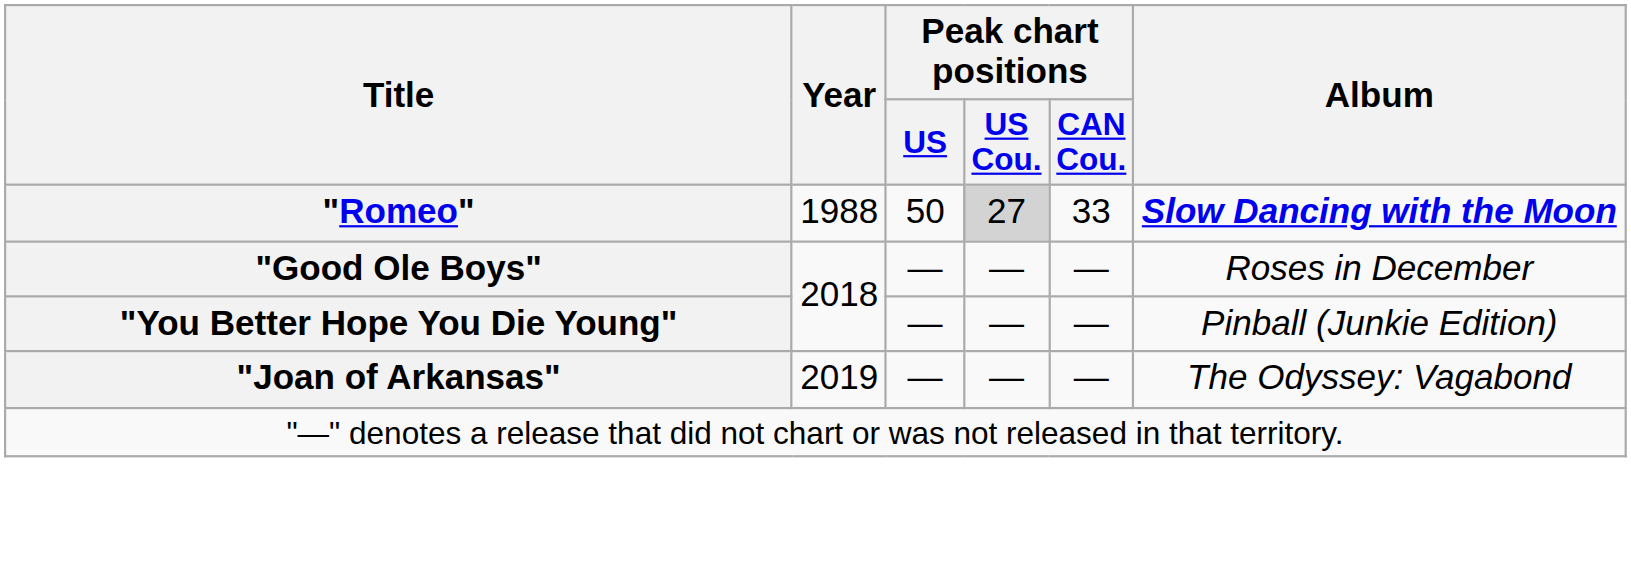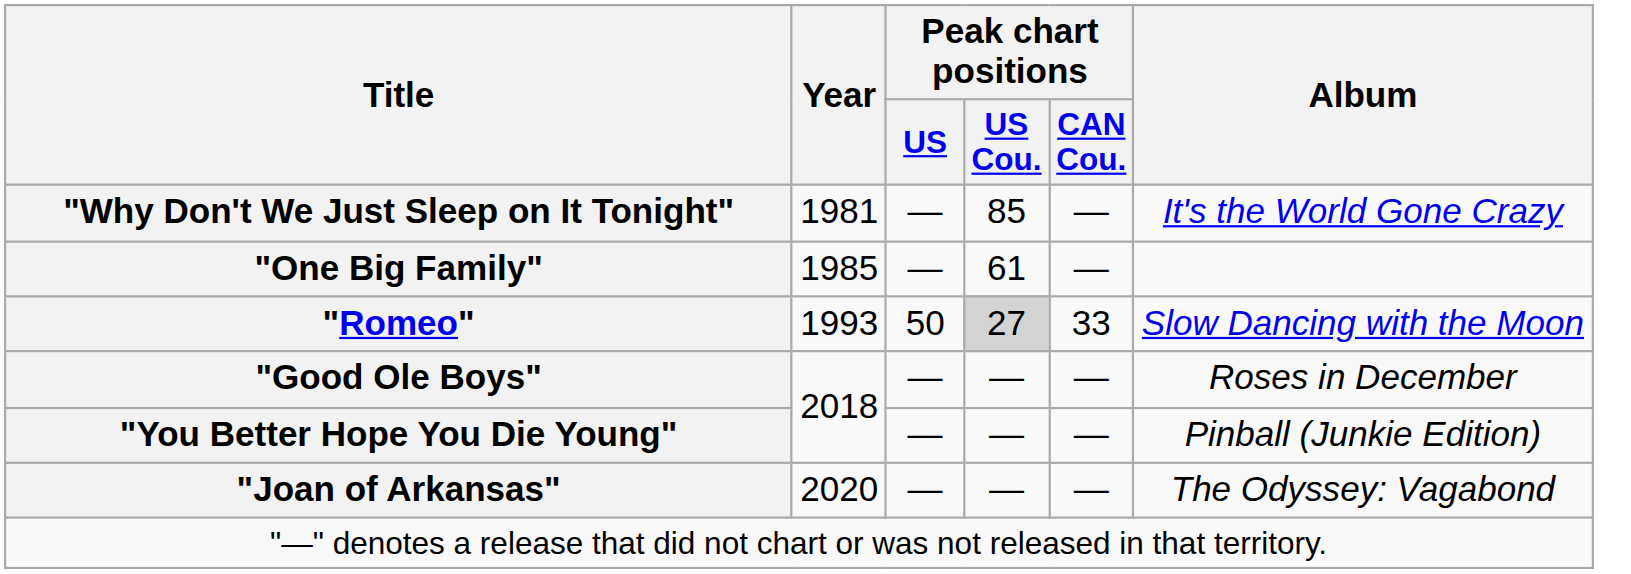+ row: (399, 212)
+ row: (399, 267)
(839, 212) 1988 -> (839, 323) 1993
(1379, 212) bold -> (1363, 323) normal
(839, 378) 2019 -> (839, 489) 2020
